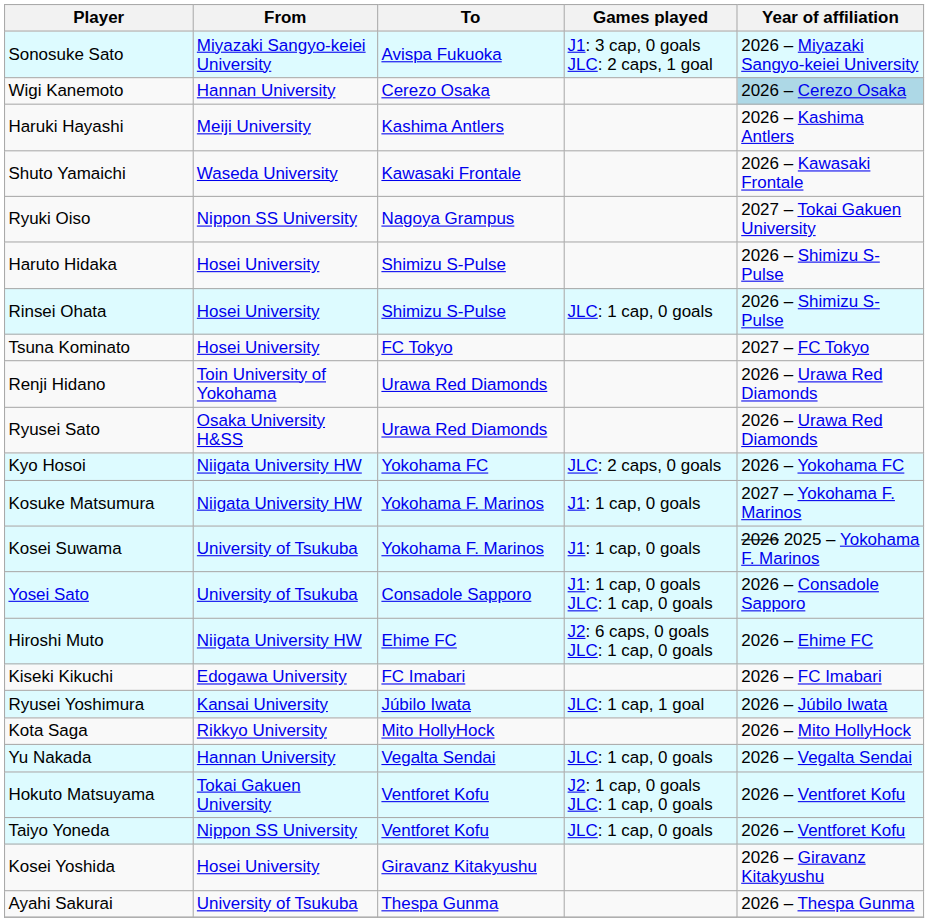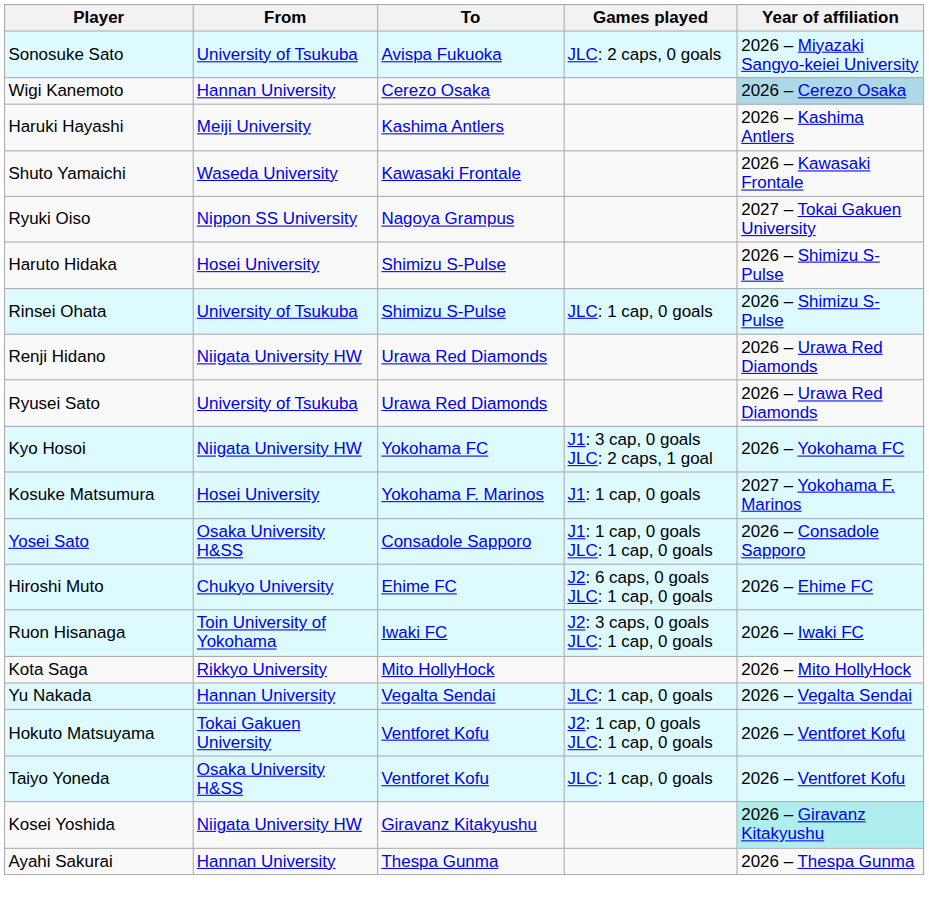(281, 54) Miyazaki Sangyo-keiei University -> (277, 54) University of Tsukuba
(640, 54) J1: 3 cap, 0 goals JLC: 2 caps, 1 goal -> (644, 54) JLC: 2 caps, 0 goals
(258, 311) Hosei University -> (277, 311) University of Tsukuba
- row: (69, 347)
(261, 384) Toin University of Yokohama -> (279, 357) Niigata University HW
(261, 430) Osaka University H&SS -> (277, 403) University of Tsukuba
(644, 466) JLC: 2 caps, 0 goals -> (640, 449) J1: 3 cap, 0 goals JLC: 2 caps, 1 goal
(279, 502) Niigata University HW -> (258, 495) Hosei University
- row: (65, 548)
(277, 594) University of Tsukuba -> (261, 541) Osaka University H&SS
(279, 640) Niigata University HW -> (265, 587) Chukyo University
- row: (61, 677)
+ row: (67, 633)
- row: (76, 704)
(277, 830) Nippon SS University -> (261, 778) Osaka University H&SS
(258, 867) Hosei University -> (279, 824) Niigata University HW
(803, 867) no background -> (803, 824) paleturquoise background
(277, 903) University of Tsukuba -> (266, 861) Hannan University
